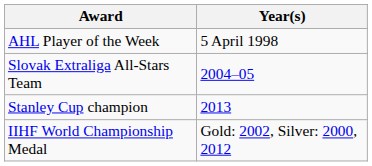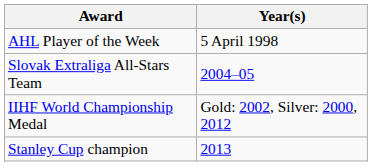rows swapped: (90, 140) <-> (78, 107)
